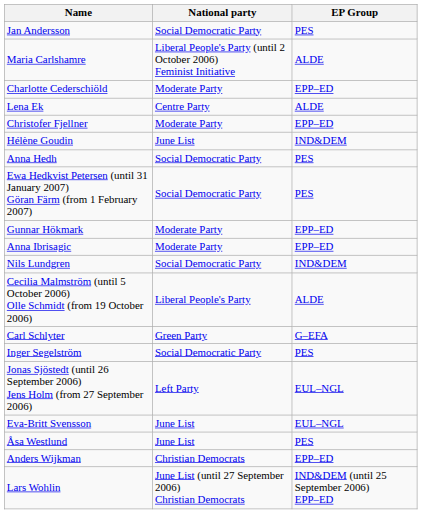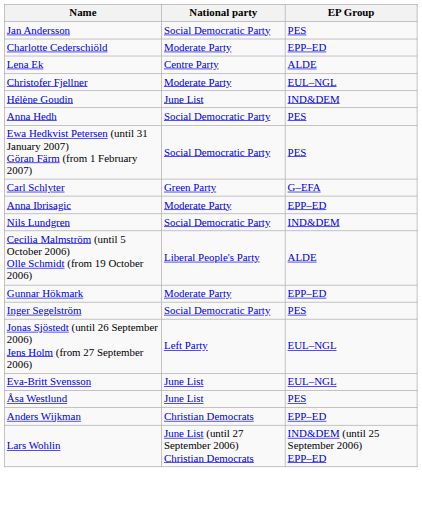- row: (46, 59)
(314, 123) EPP–ED -> (312, 82) EUL–NGL
rows swapped: (45, 229) <-> (36, 335)
